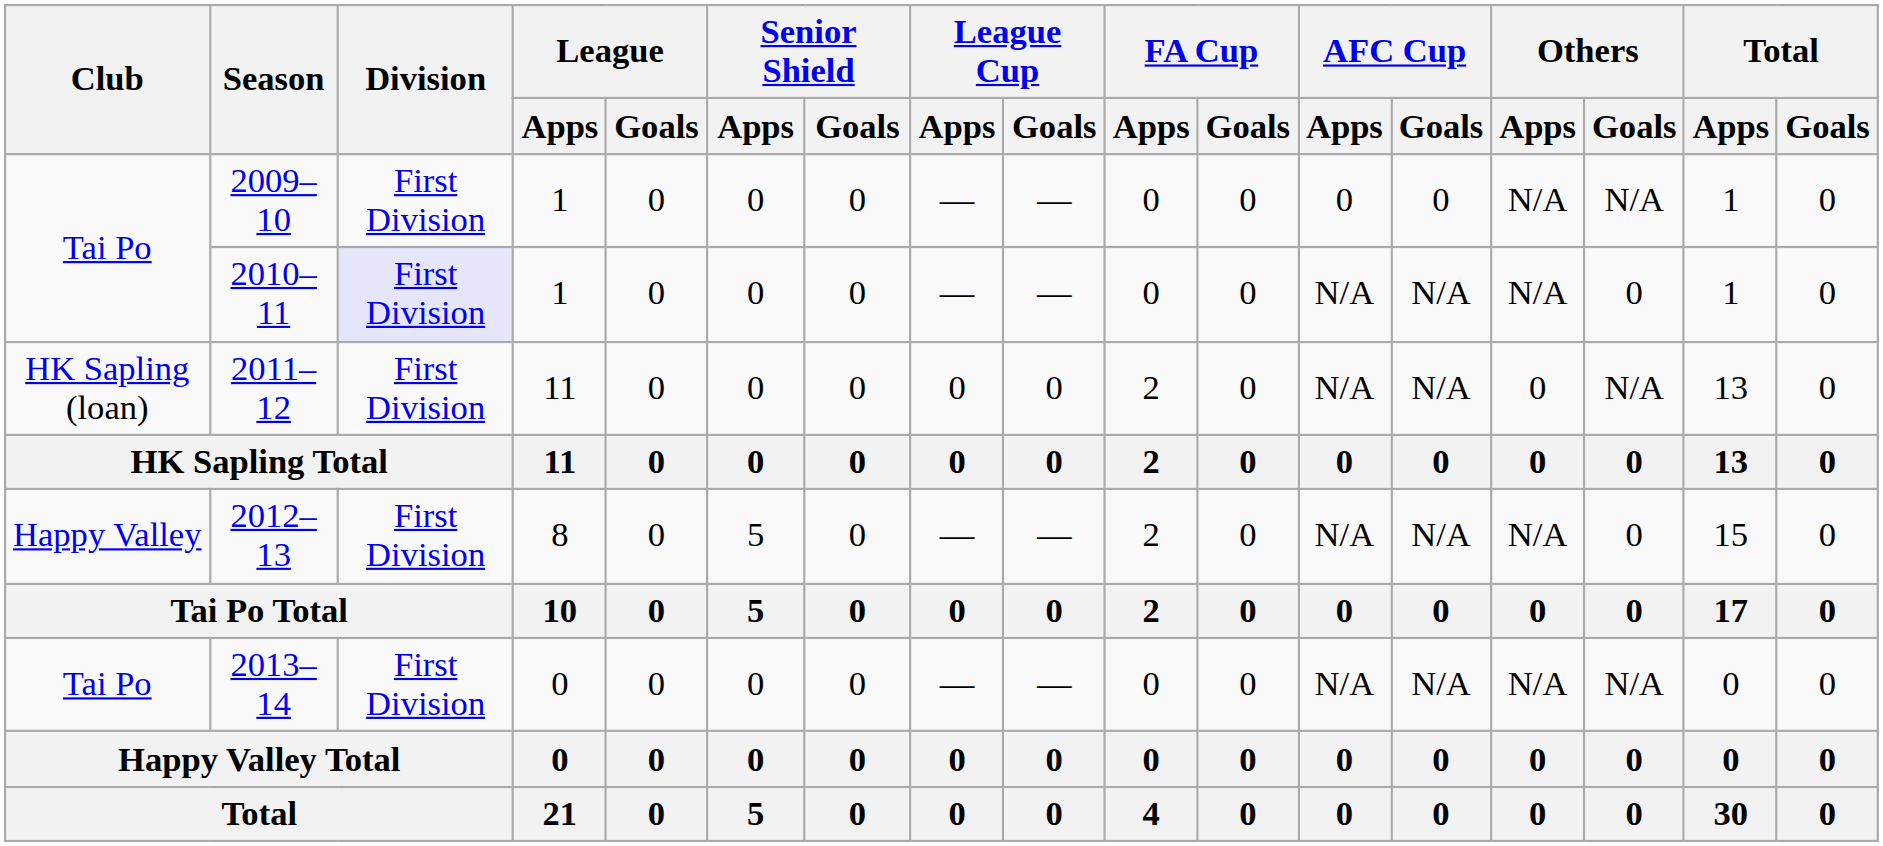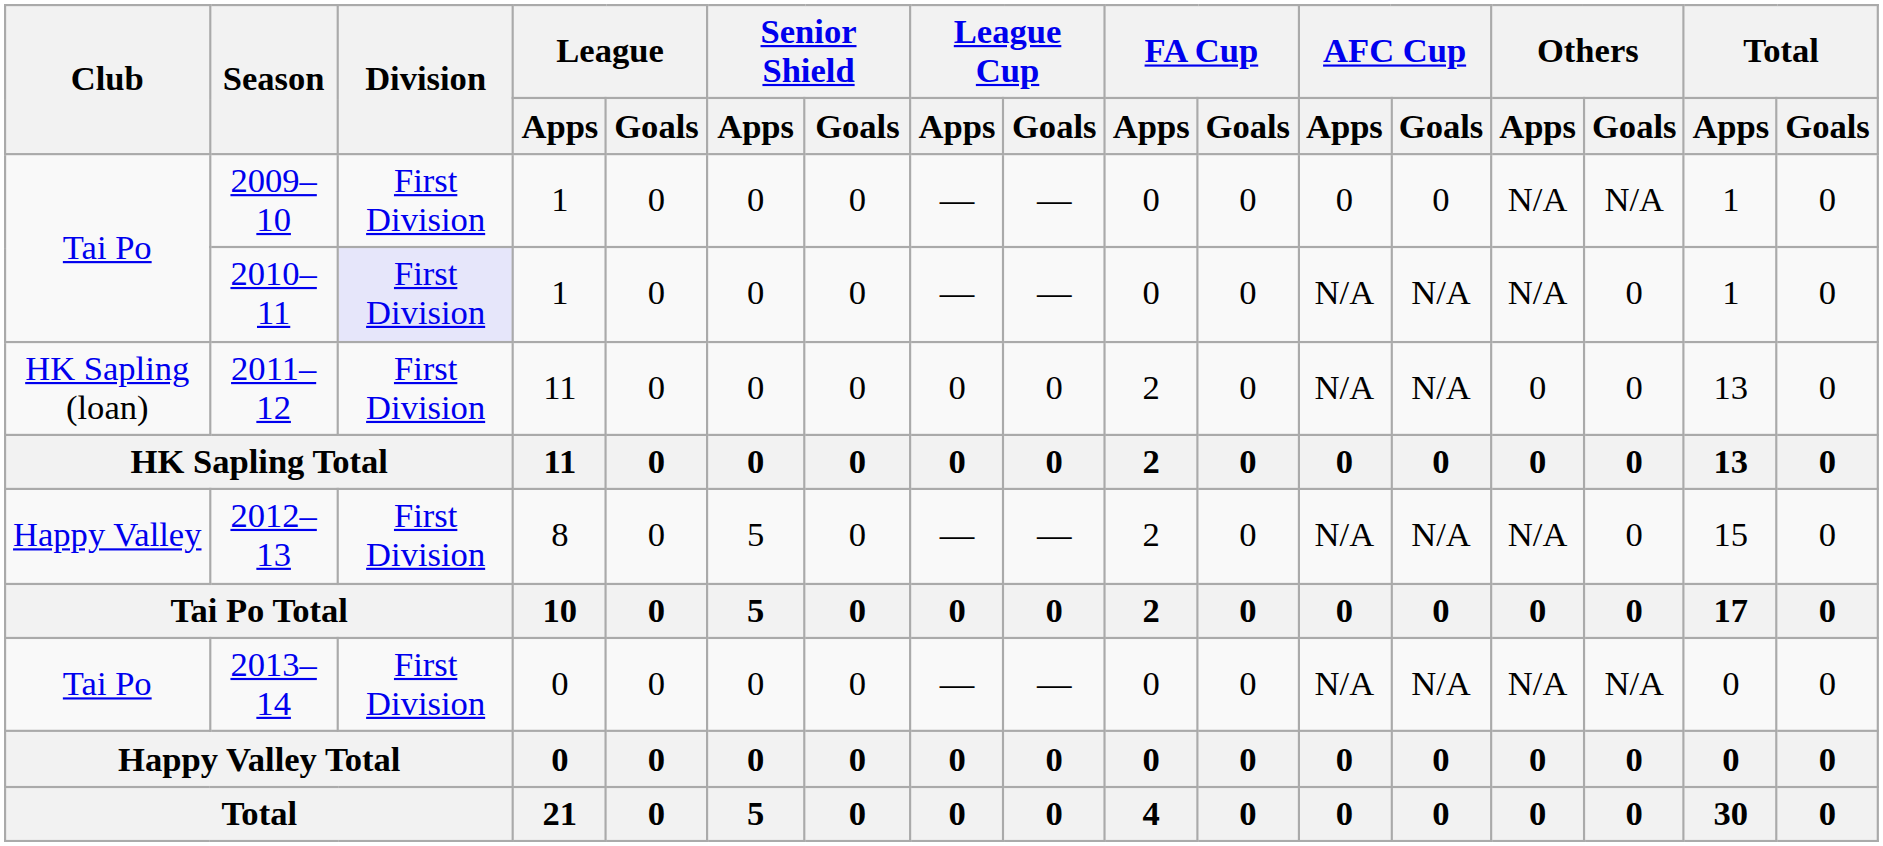(1634, 387) N/A -> (1634, 387) 0
